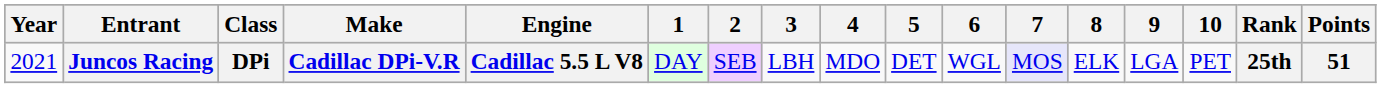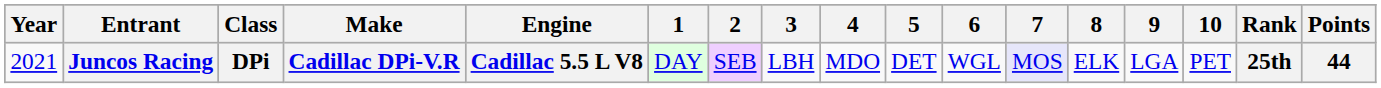(1339, 61) 51 -> (1339, 61) 44
